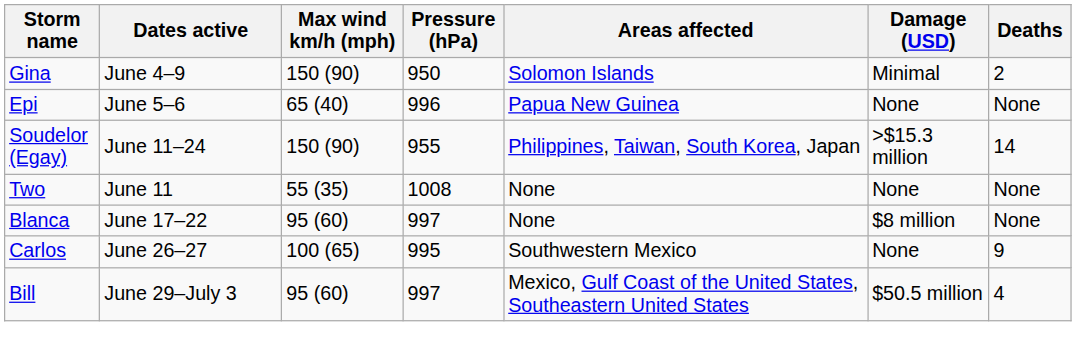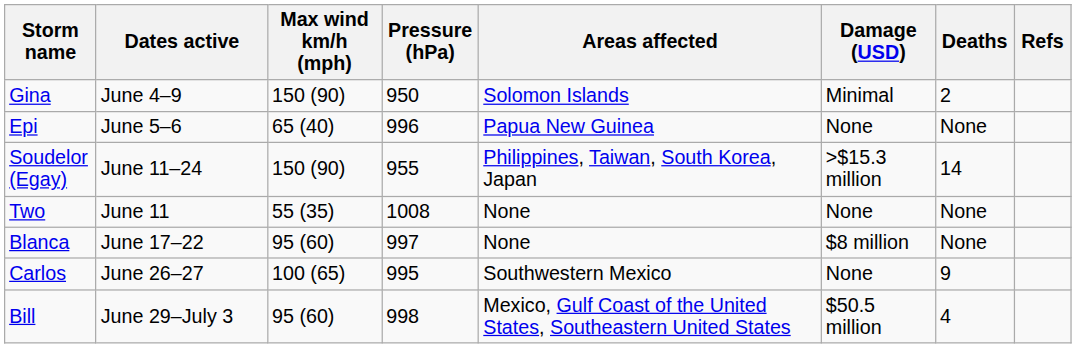+ column: (1042, 42)
(424, 293) 997 -> (403, 316) 998
